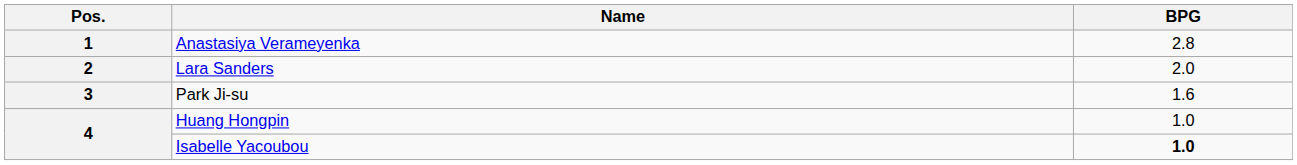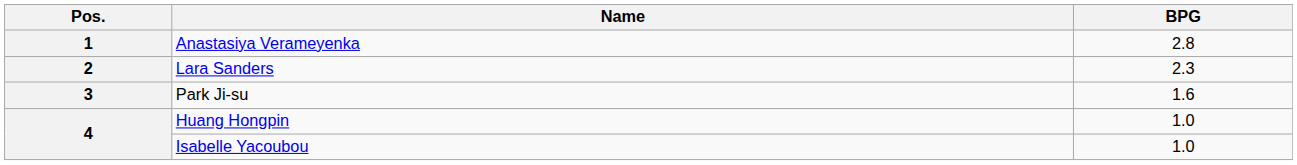(1183, 69) 2.0 -> (1183, 69) 2.3
(1183, 146) bold -> (1183, 146) normal
